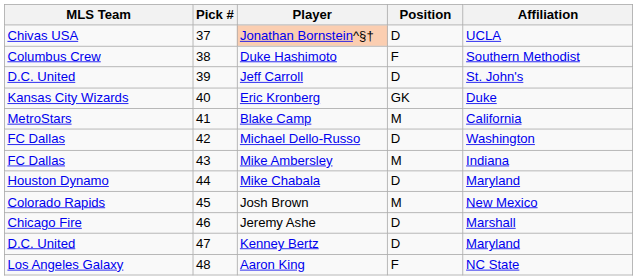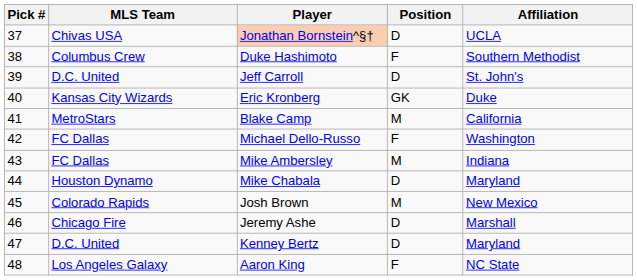columns swapped: (215, 14) <-> (99, 14)
(395, 139) D -> (395, 139) F
